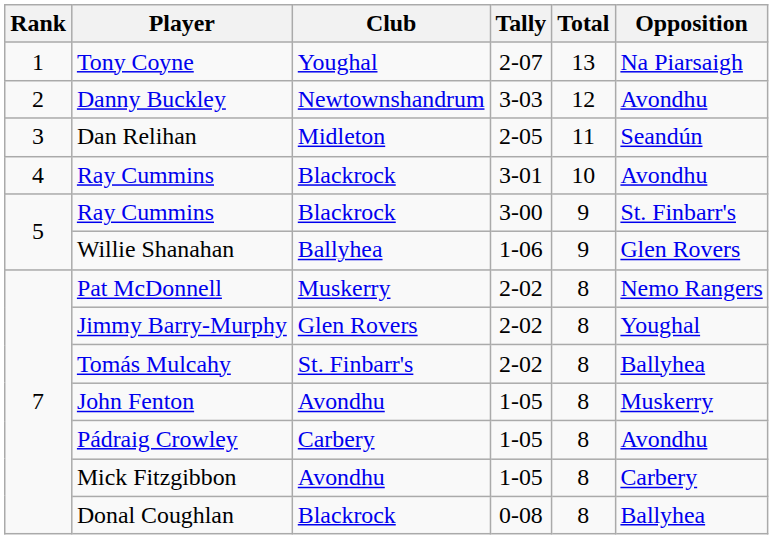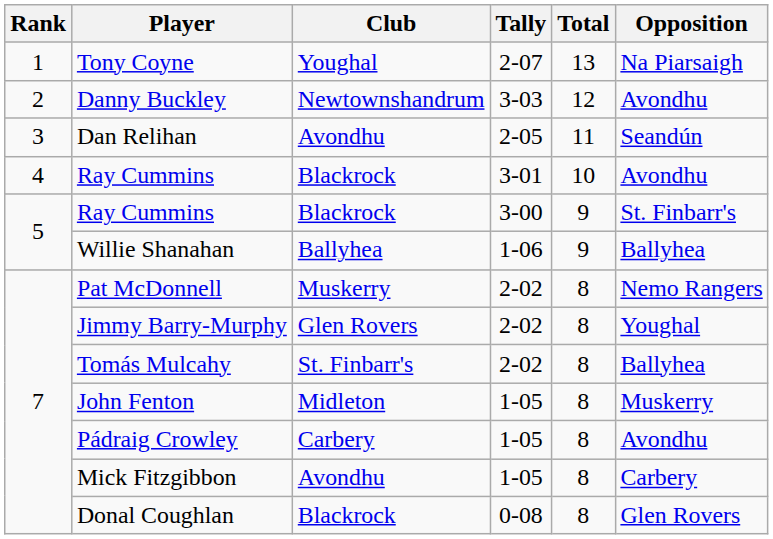(341, 136) Midleton -> (341, 136) Avondhu
(680, 250) Glen Rovers -> (663, 250) Ballyhea
(341, 401) Avondhu -> (341, 401) Midleton
(663, 514) Ballyhea -> (680, 514) Glen Rovers
